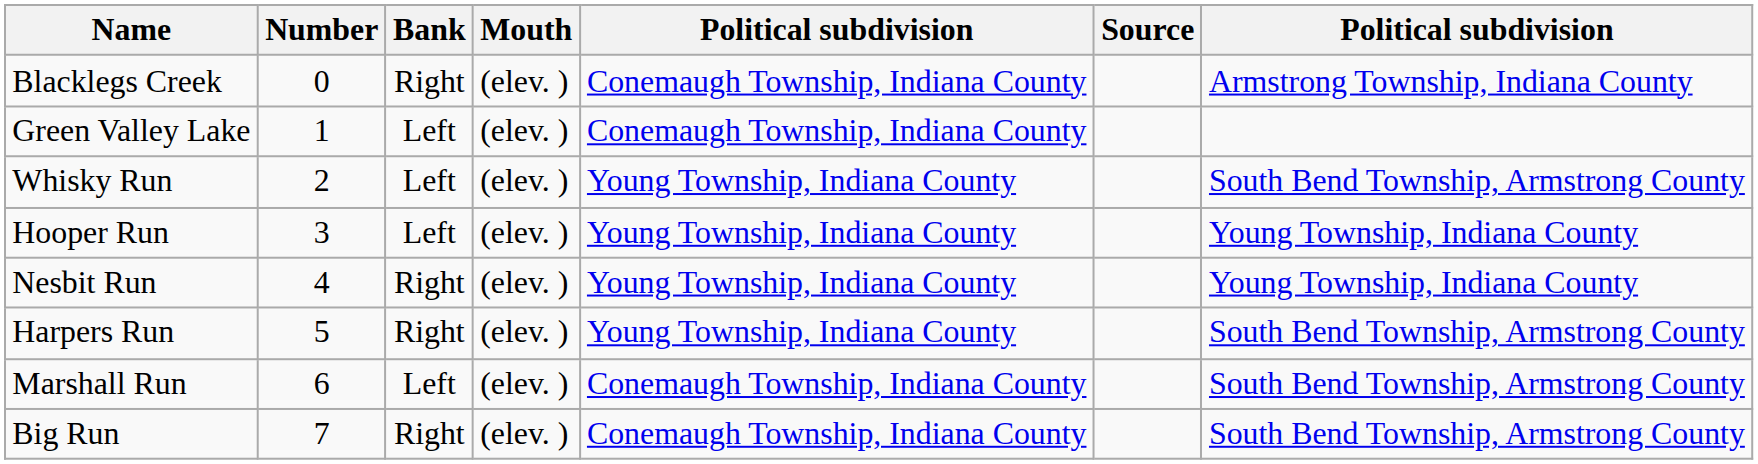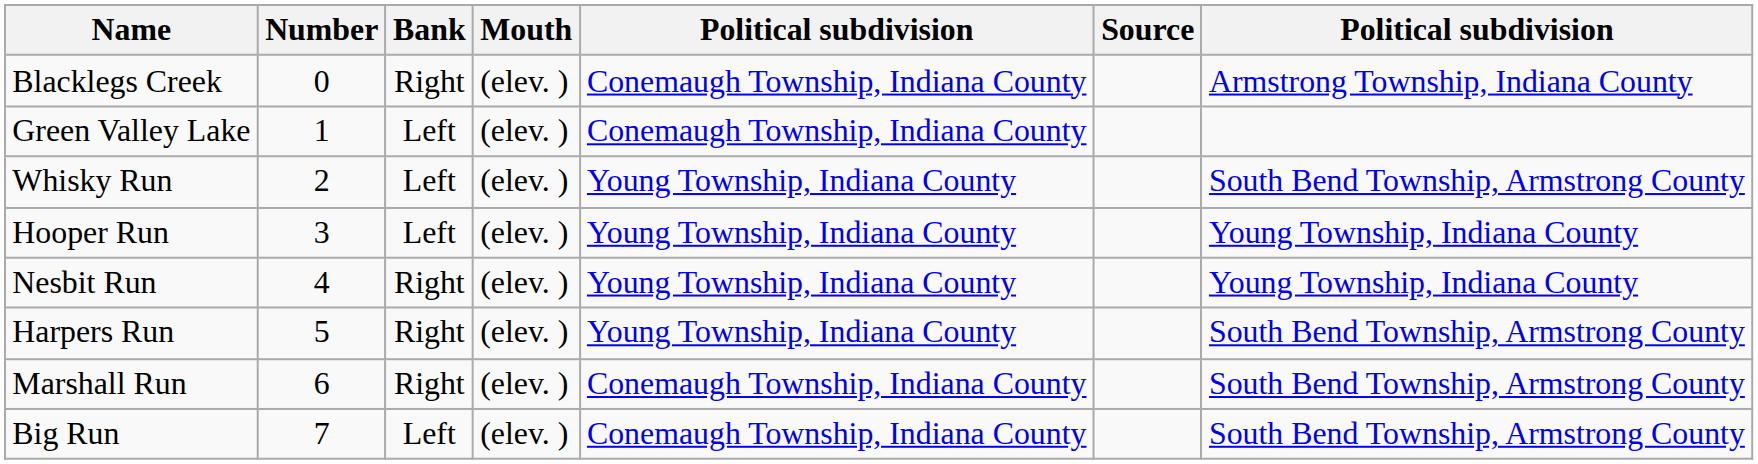(429, 383) Left -> (429, 383) Right
(429, 433) Right -> (429, 433) Left
